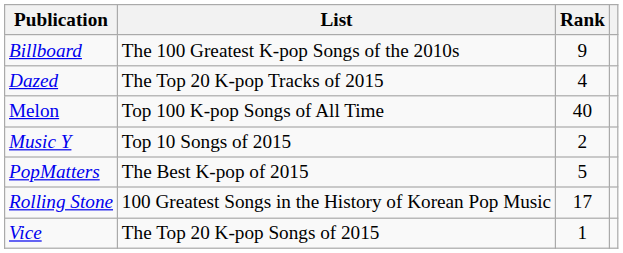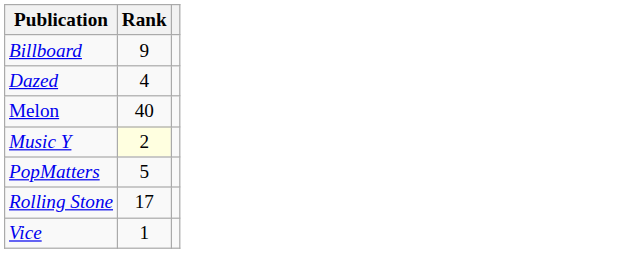- column: (337, 19)
(582, 141) no background -> (144, 141) lightyellow background
